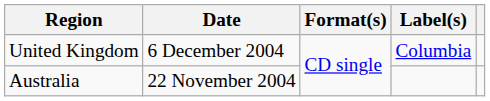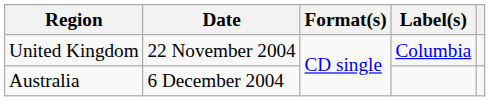(216, 50) 6 December 2004 -> (222, 50) 22 November 2004
(222, 80) 22 November 2004 -> (216, 80) 6 December 2004
